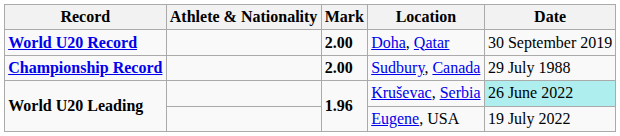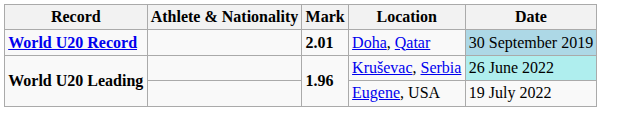(339, 42) 2.00 -> (320, 42) 2.01
(550, 42) no background -> (531, 42) lightblue background
- row: (426, 67)
